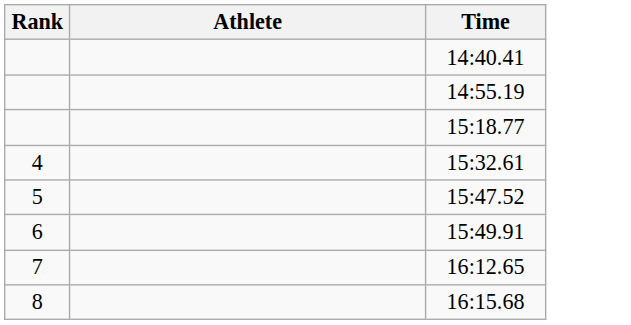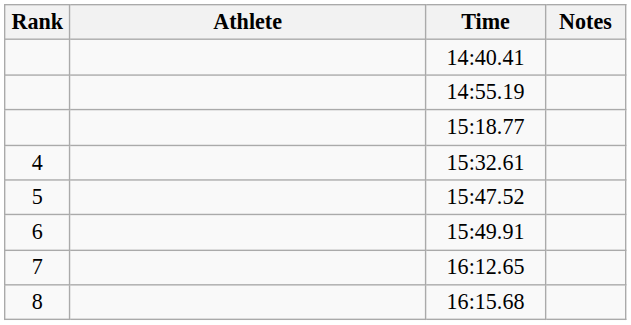+ column: (585, 22)
